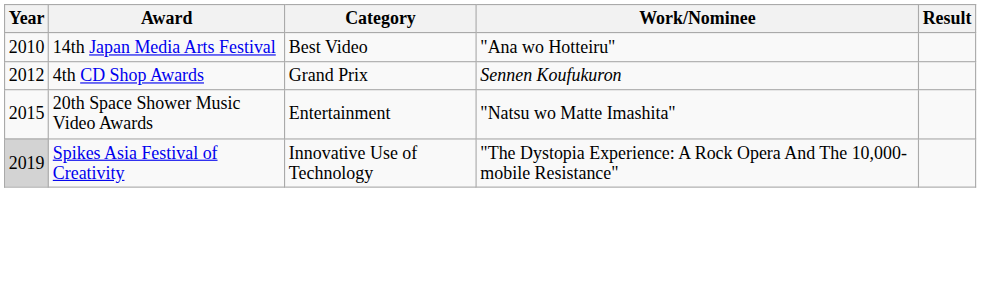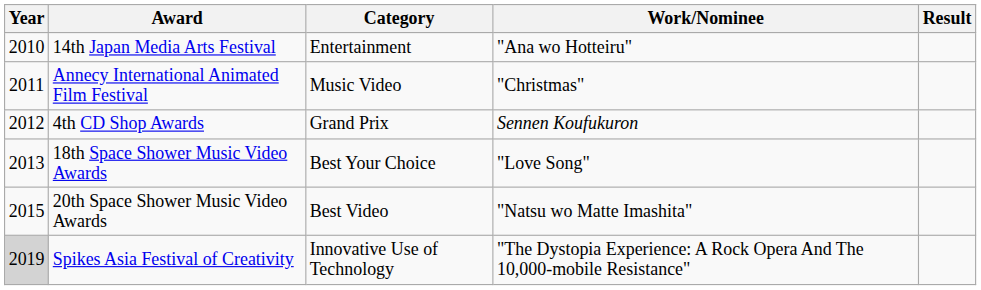(328, 47) Best Video -> (360, 47) Entertainment
+ row: (166, 85)
+ row: (170, 162)
(340, 114) Entertainment -> (349, 211) Best Video
